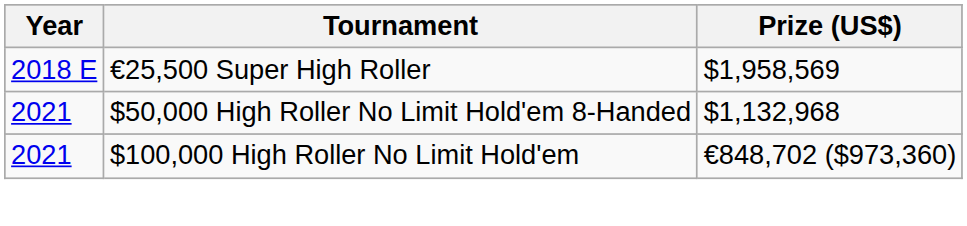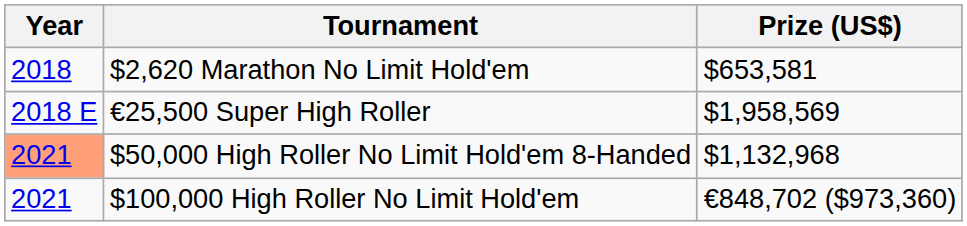+ row: (320, 69)
(41, 112) no background -> (41, 155) lightsalmon background
